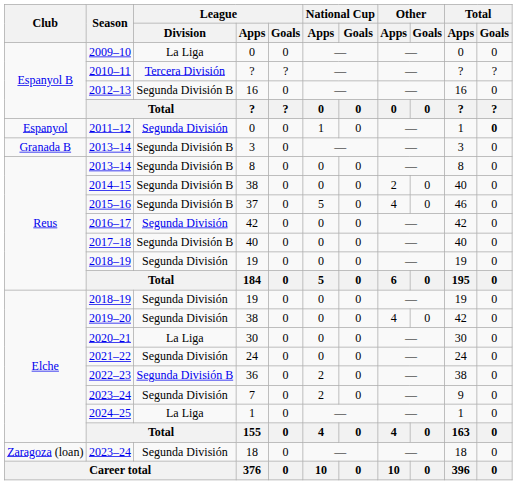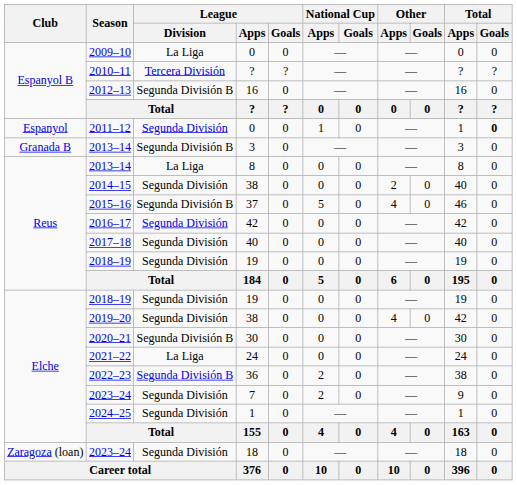(185, 166) Segunda División B -> (185, 166) La Liga
(185, 185) Segunda División B -> (185, 185) Segunda División
(185, 242) Segunda División B -> (185, 242) Segunda División
(185, 337) La Liga -> (185, 337) Segunda División B
(185, 356) Segunda División -> (185, 356) La Liga
(185, 413) La Liga -> (185, 413) Segunda División
